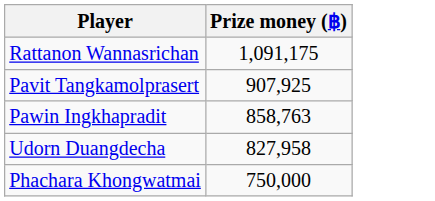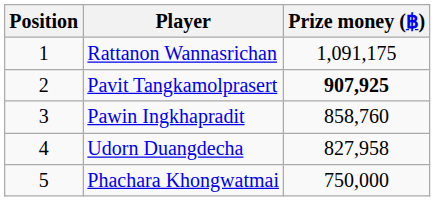+ column: (44, 20)
(278, 85) normal -> (357, 85) bold
(278, 116) 858,763 -> (357, 116) 858,760
